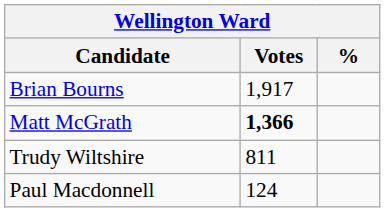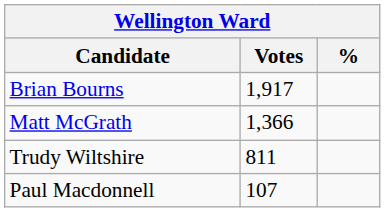(269, 122) bold -> (269, 122) normal
(261, 190) 124 -> (261, 190) 107
